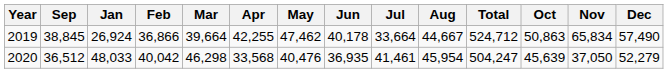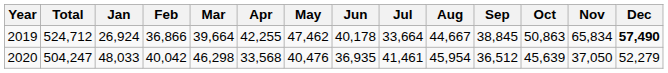columns swapped: (494, 15) <-> (64, 15)
(639, 36) normal -> (639, 36) bold
